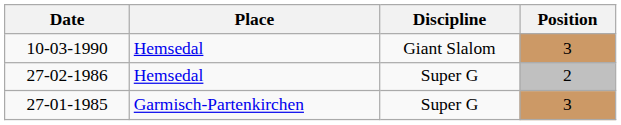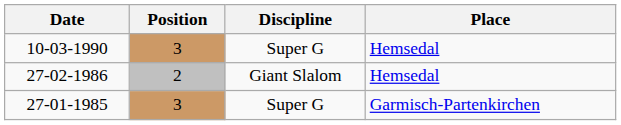columns swapped: (254, 19) <-> (567, 19)
(449, 47) Giant Slalom -> (295, 47) Super G
(449, 76) Super G -> (295, 76) Giant Slalom
